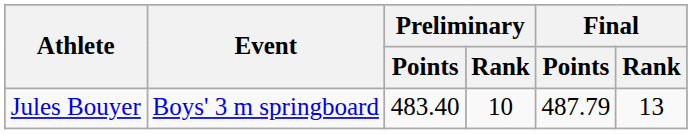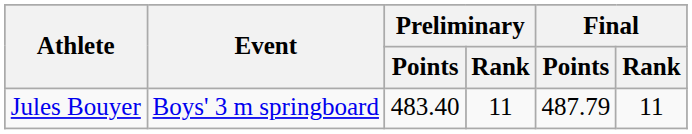(501, 108) 10 -> (501, 108) 11
(651, 108) 13 -> (651, 108) 11
